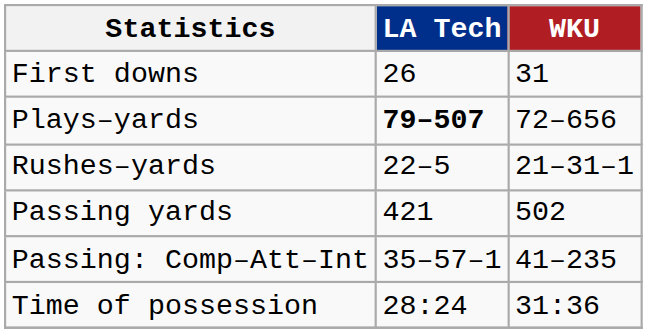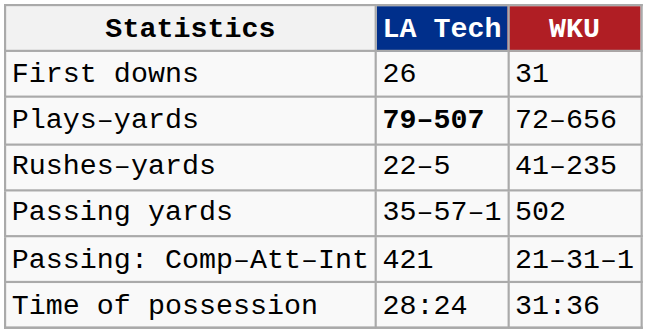(575, 167) 21–31–1 -> (566, 167) 41–235
(408, 213) 421 -> (442, 213) 35–57–1
(442, 259) 35–57–1 -> (408, 259) 421
(566, 259) 41–235 -> (575, 259) 21–31–1
